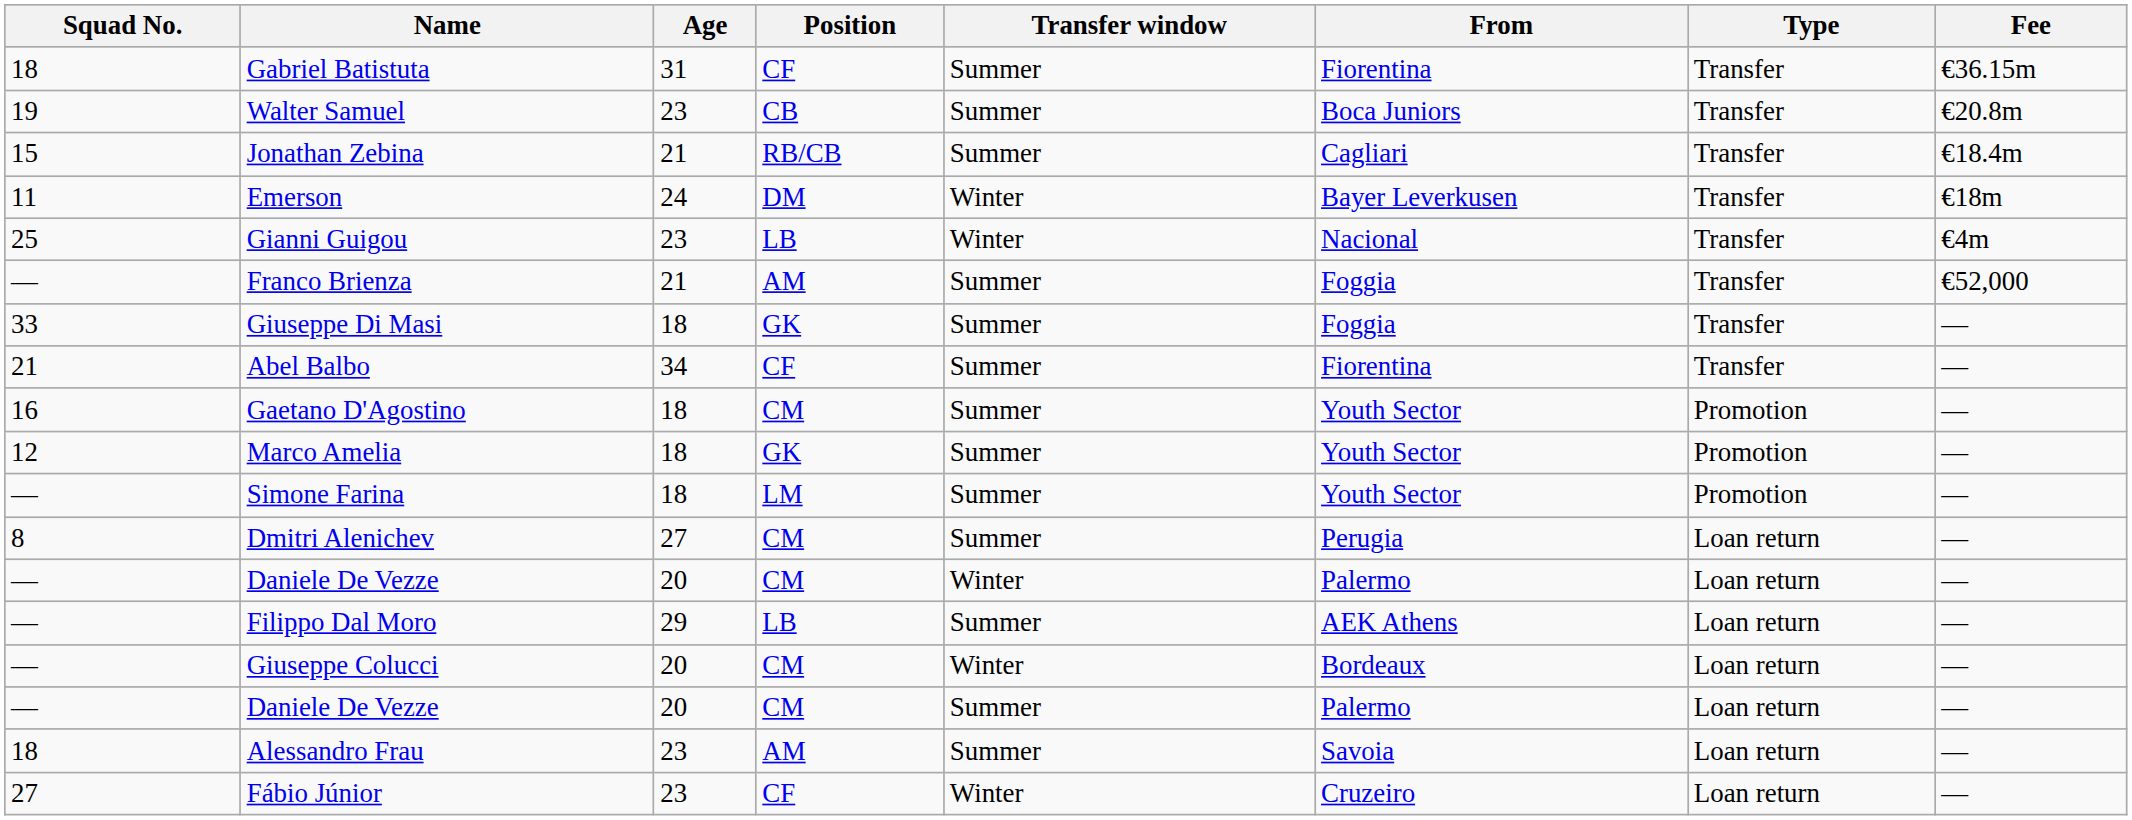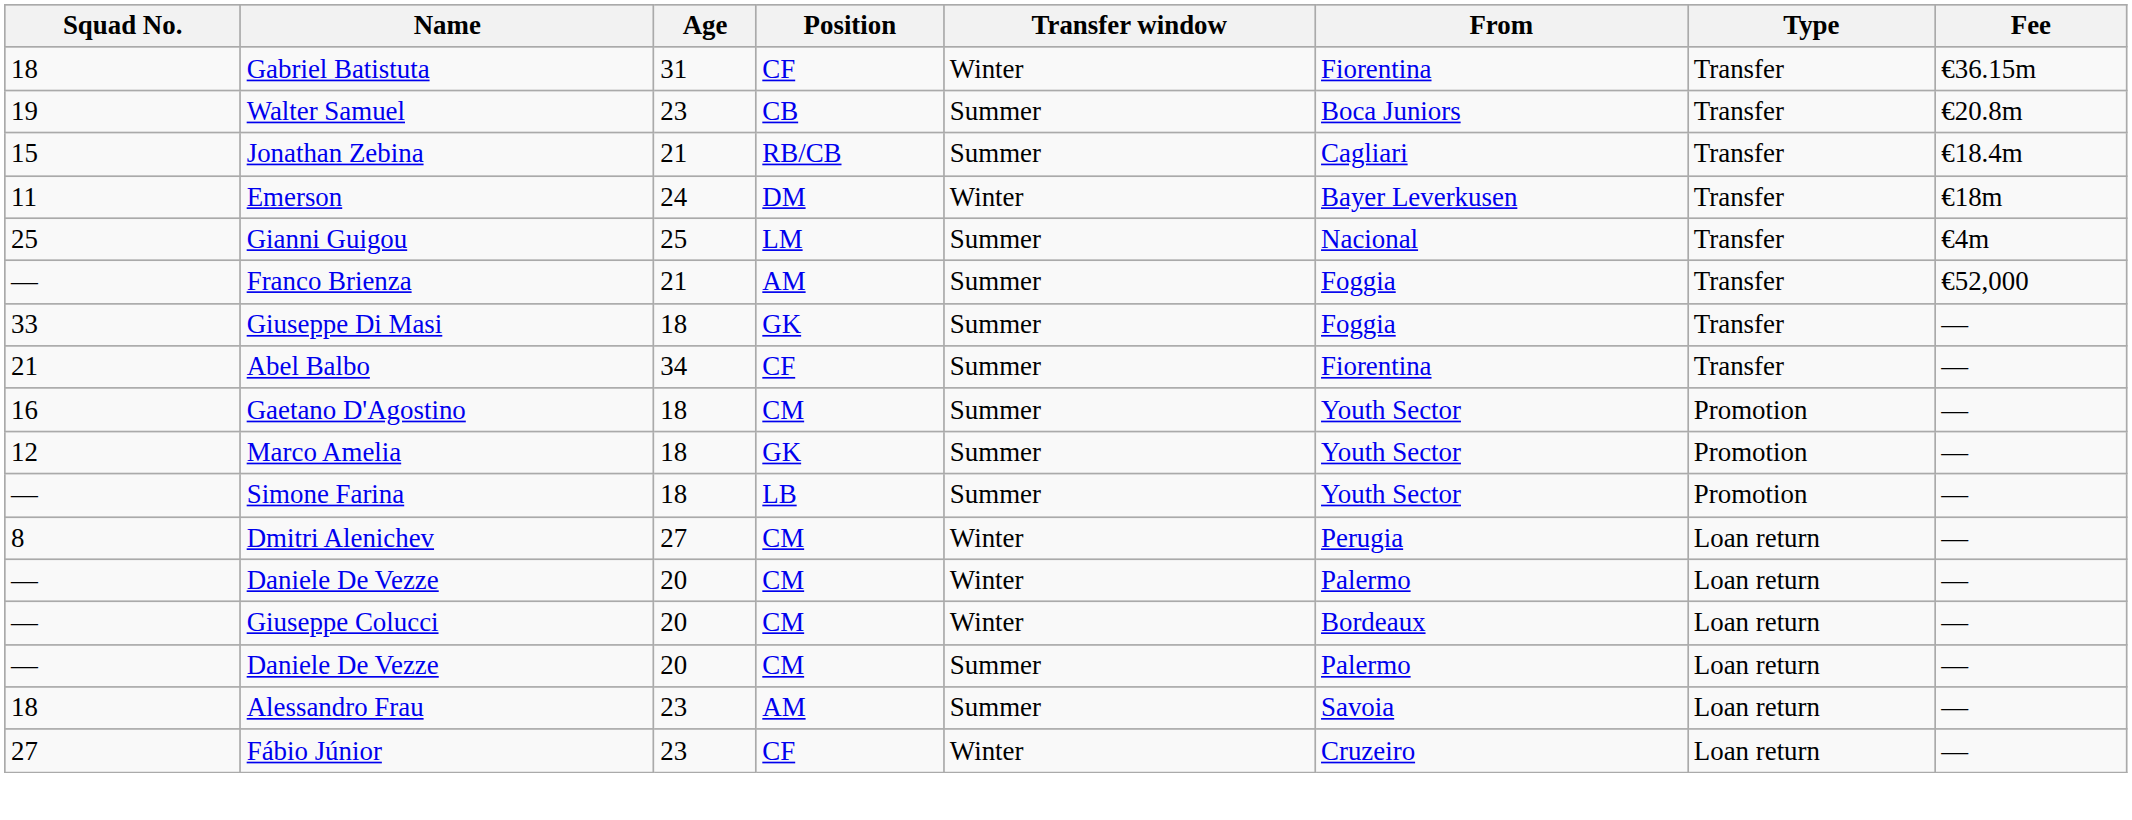(995, 68) Summer -> (987, 68) Winter
(674, 238) 23 -> (674, 238) 25
(779, 238) LB -> (782, 238) LM
(987, 238) Winter -> (995, 238) Summer
(782, 494) LM -> (779, 494) LB
(995, 537) Summer -> (987, 537) Winter
- row: (24, 622)
